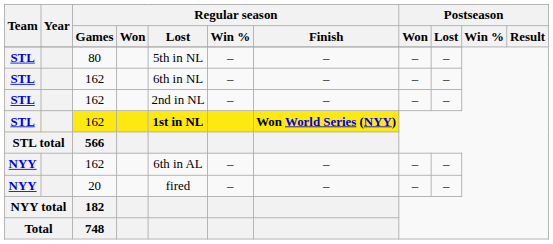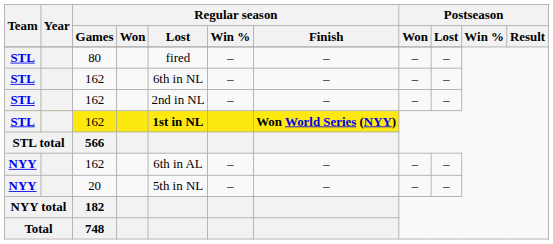(178, 57) 5th in NL -> (178, 57) fired
(178, 185) fired -> (178, 185) 5th in NL
